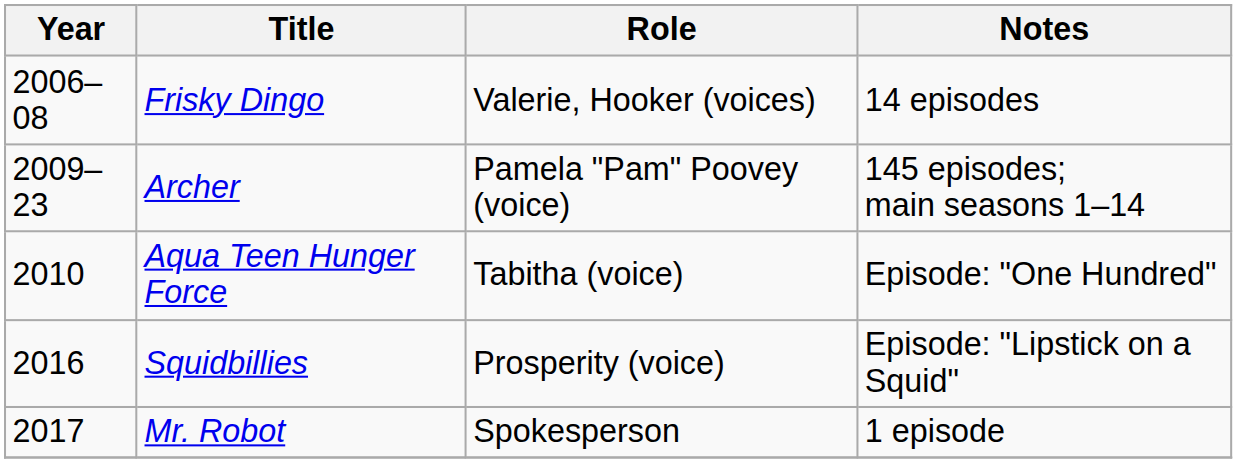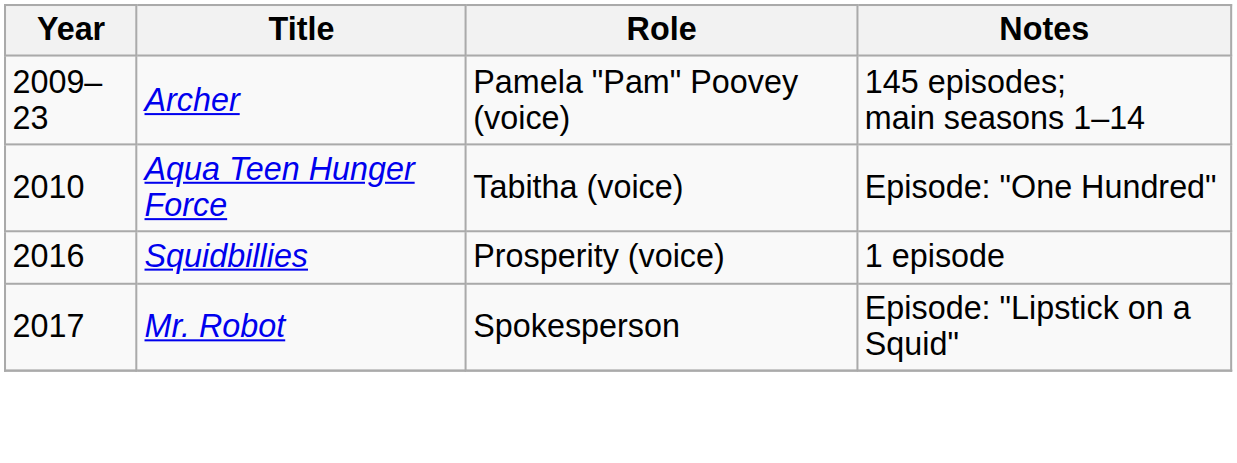- row: (234, 99)
(1028, 362) Episode: "Lipstick on a Squid" -> (935, 256) 1 episode
(935, 431) 1 episode -> (1028, 326) Episode: "Lipstick on a Squid"
